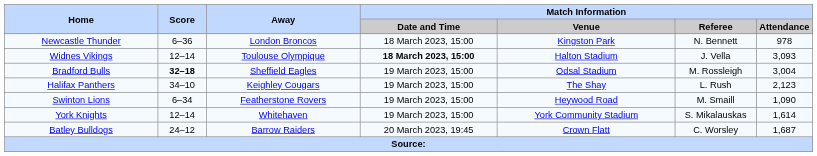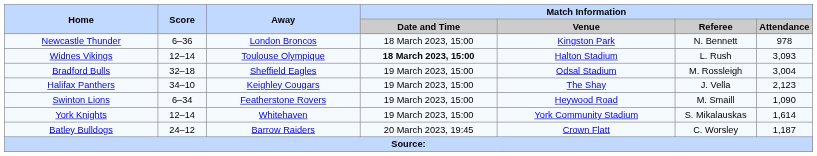(716, 56) J. Vella -> (716, 56) L. Rush
(182, 71) bold -> (182, 71) normal
(716, 85) L. Rush -> (716, 85) J. Vella
(784, 129) 1,687 -> (784, 129) 1,187
